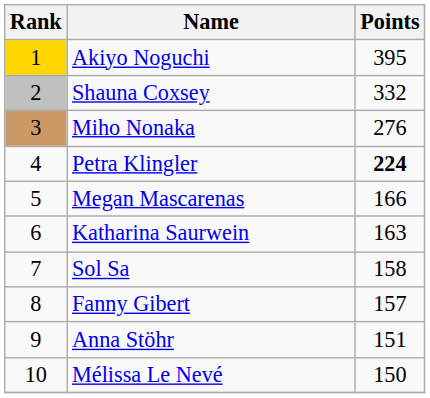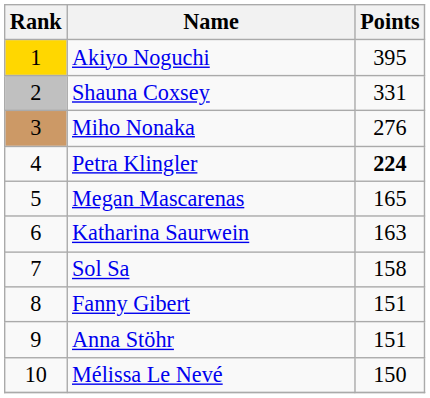(390, 92) 332 -> (390, 92) 331
(390, 198) 166 -> (390, 198) 165
(390, 304) 157 -> (390, 304) 151
